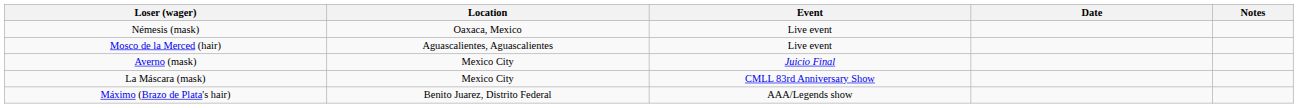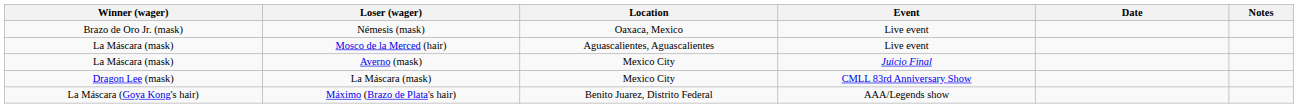+ column: (133, 12)
